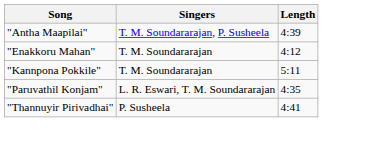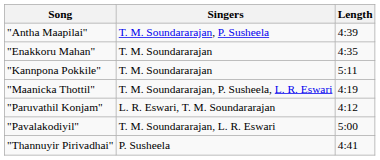(291, 51) 4:12 -> (348, 51) 4:35
+ row: (51, 89)
(291, 89) 4:35 -> (348, 108) 4:12
+ row: (43, 126)
